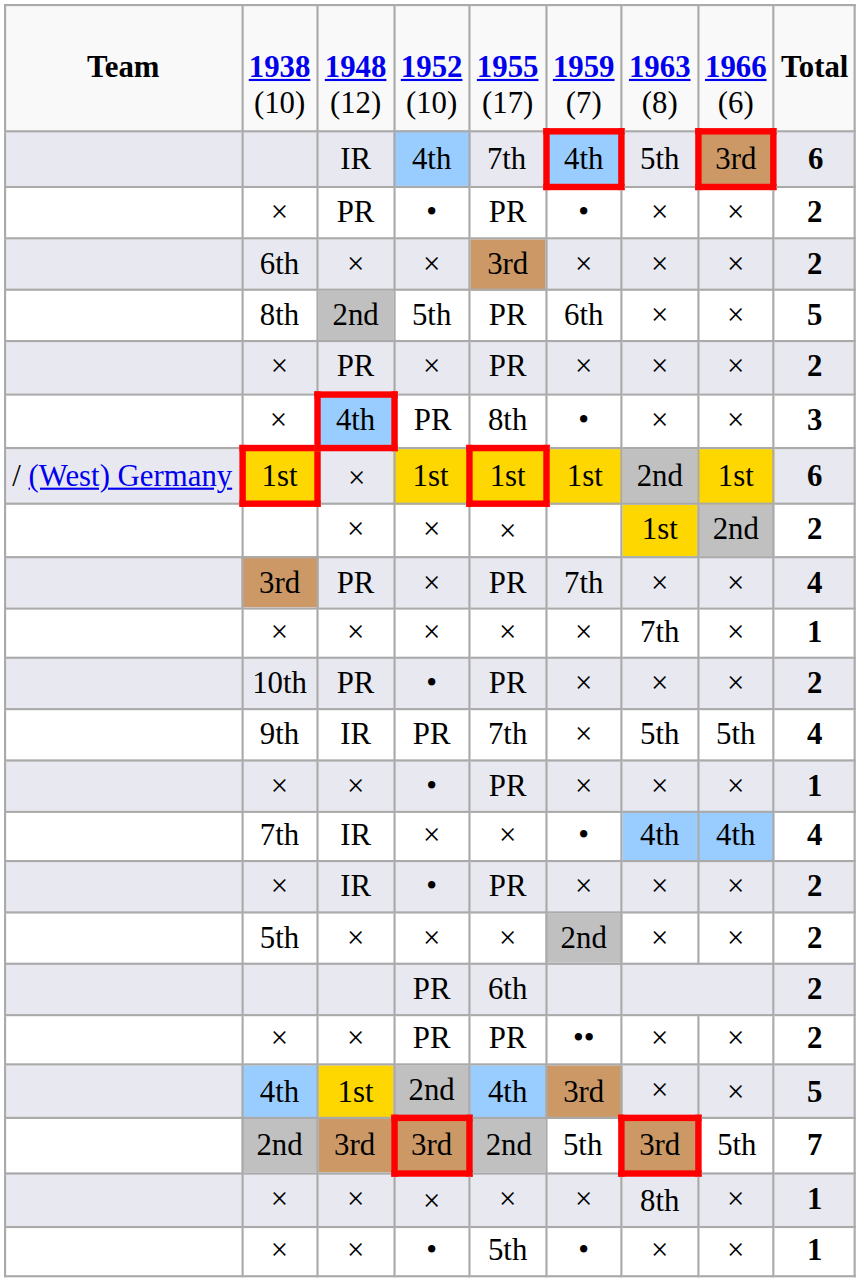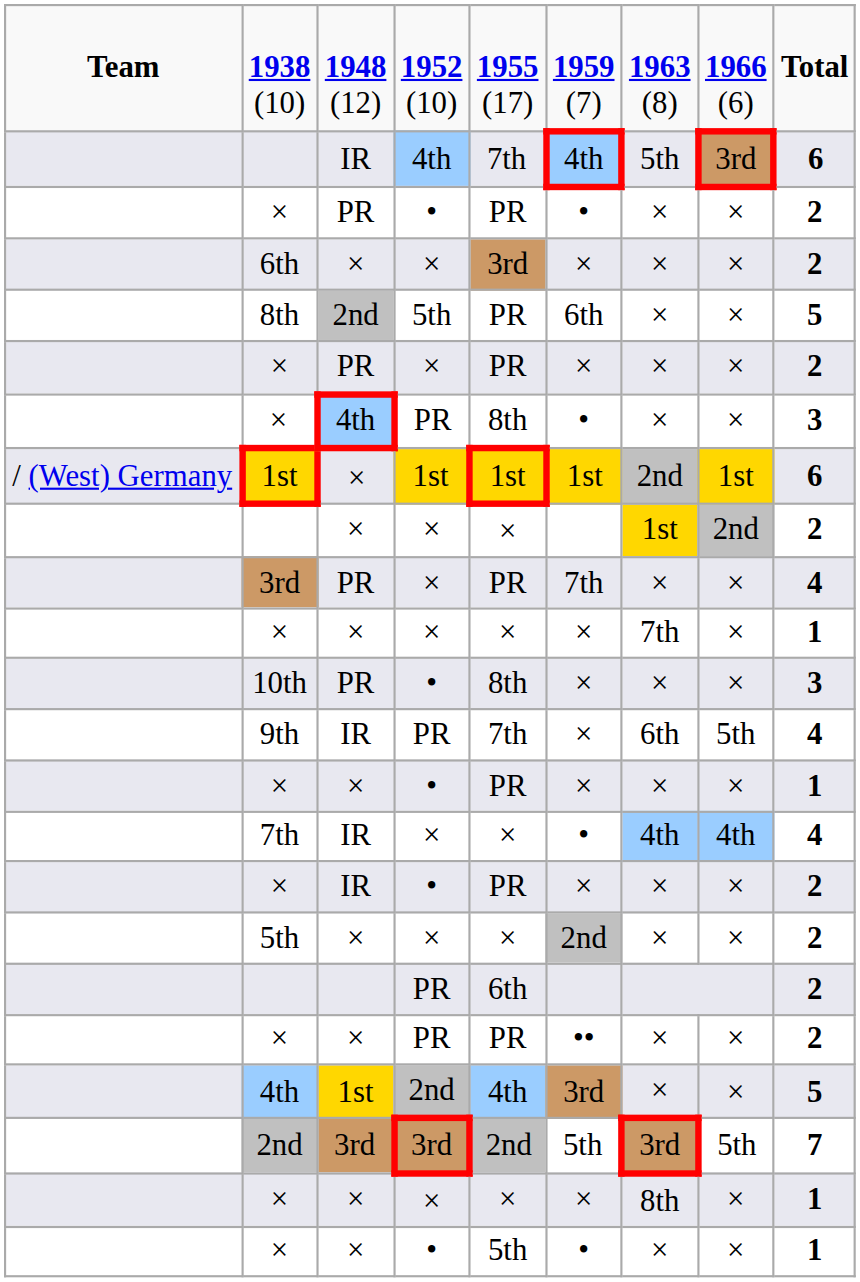(508, 683) PR -> (508, 683) 8th
(815, 683) 2 -> (815, 683) 3
(660, 734) 5th -> (660, 734) 6th
